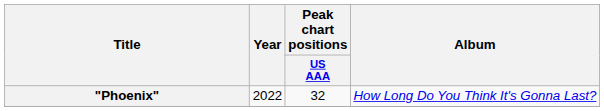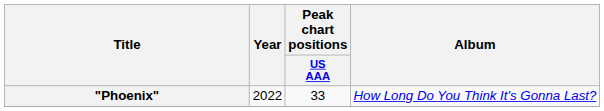(318, 96) 32 -> (318, 96) 33
